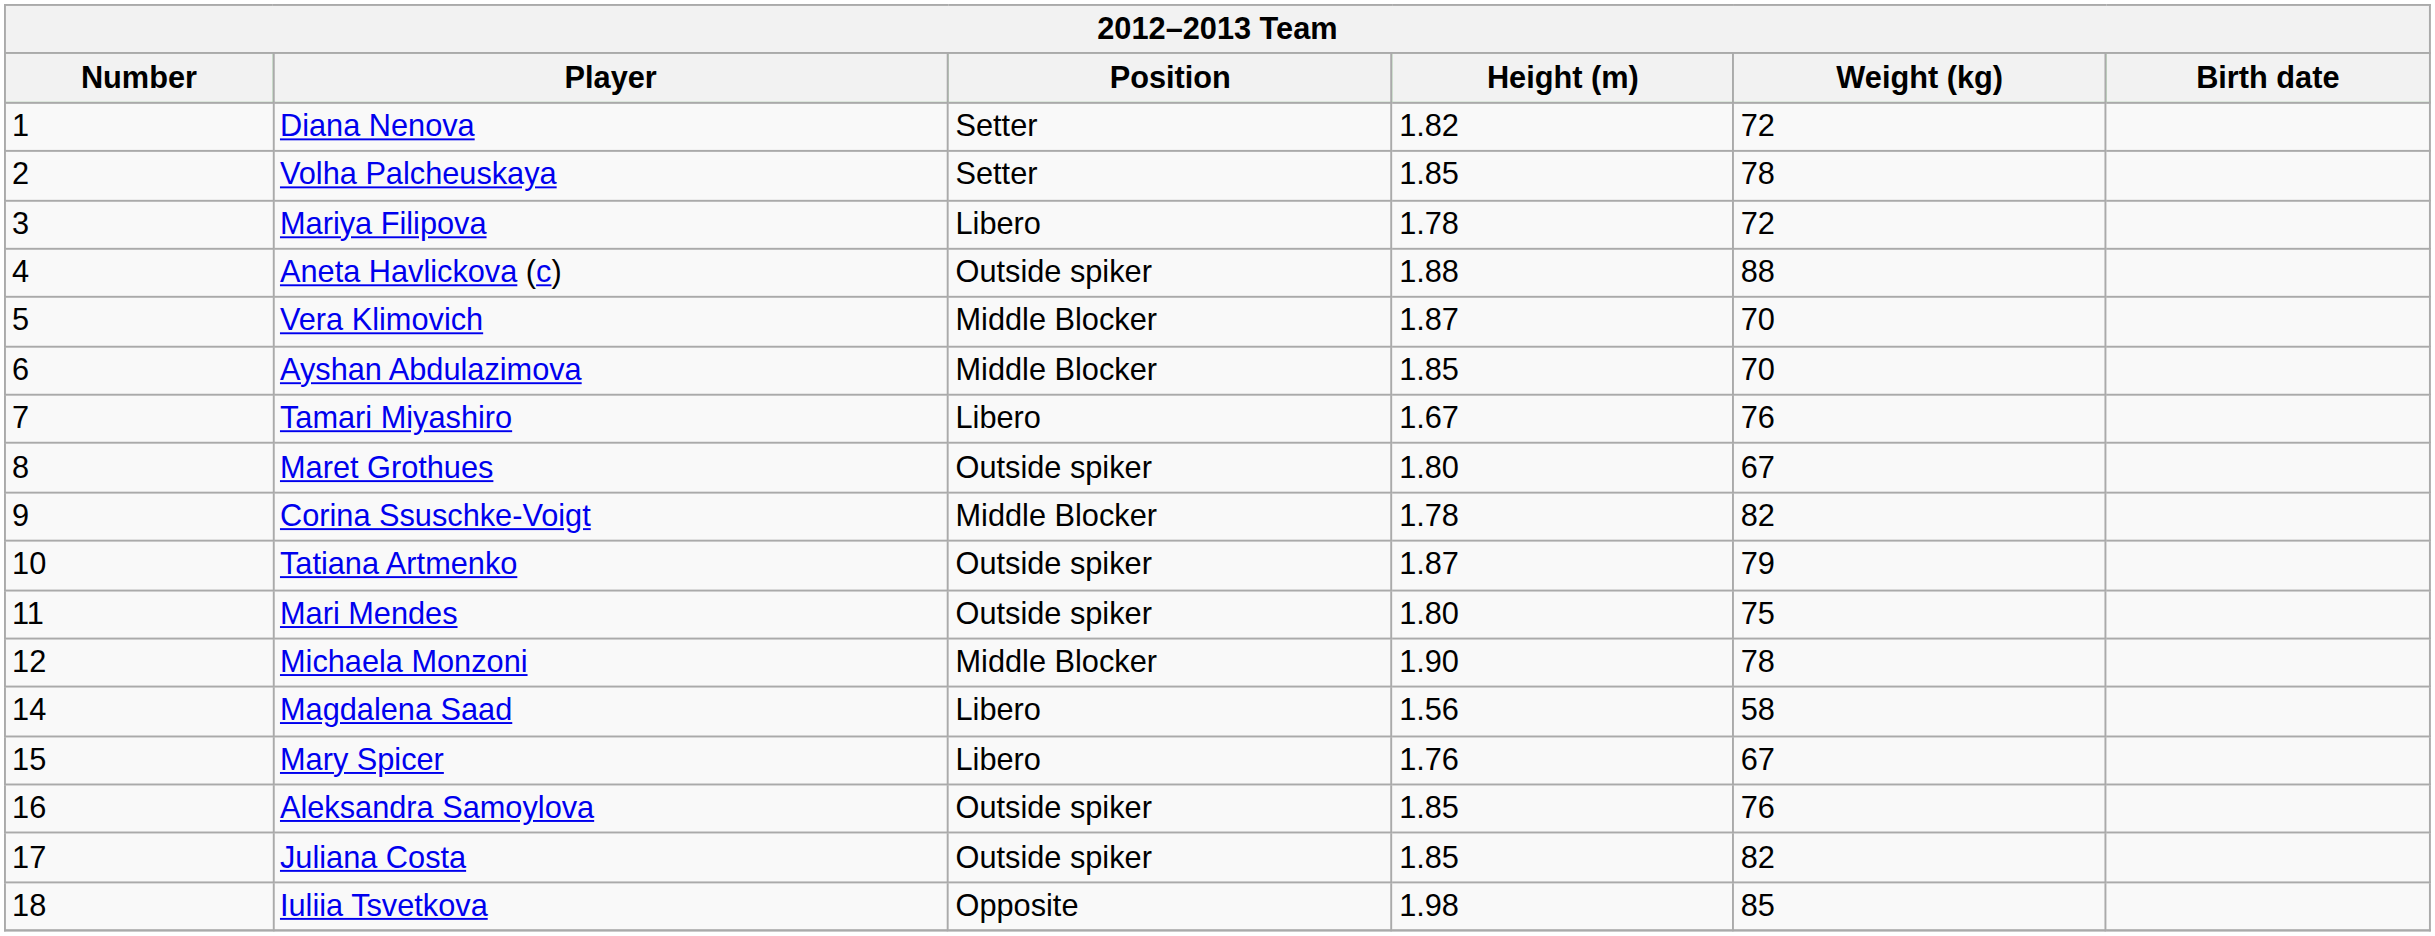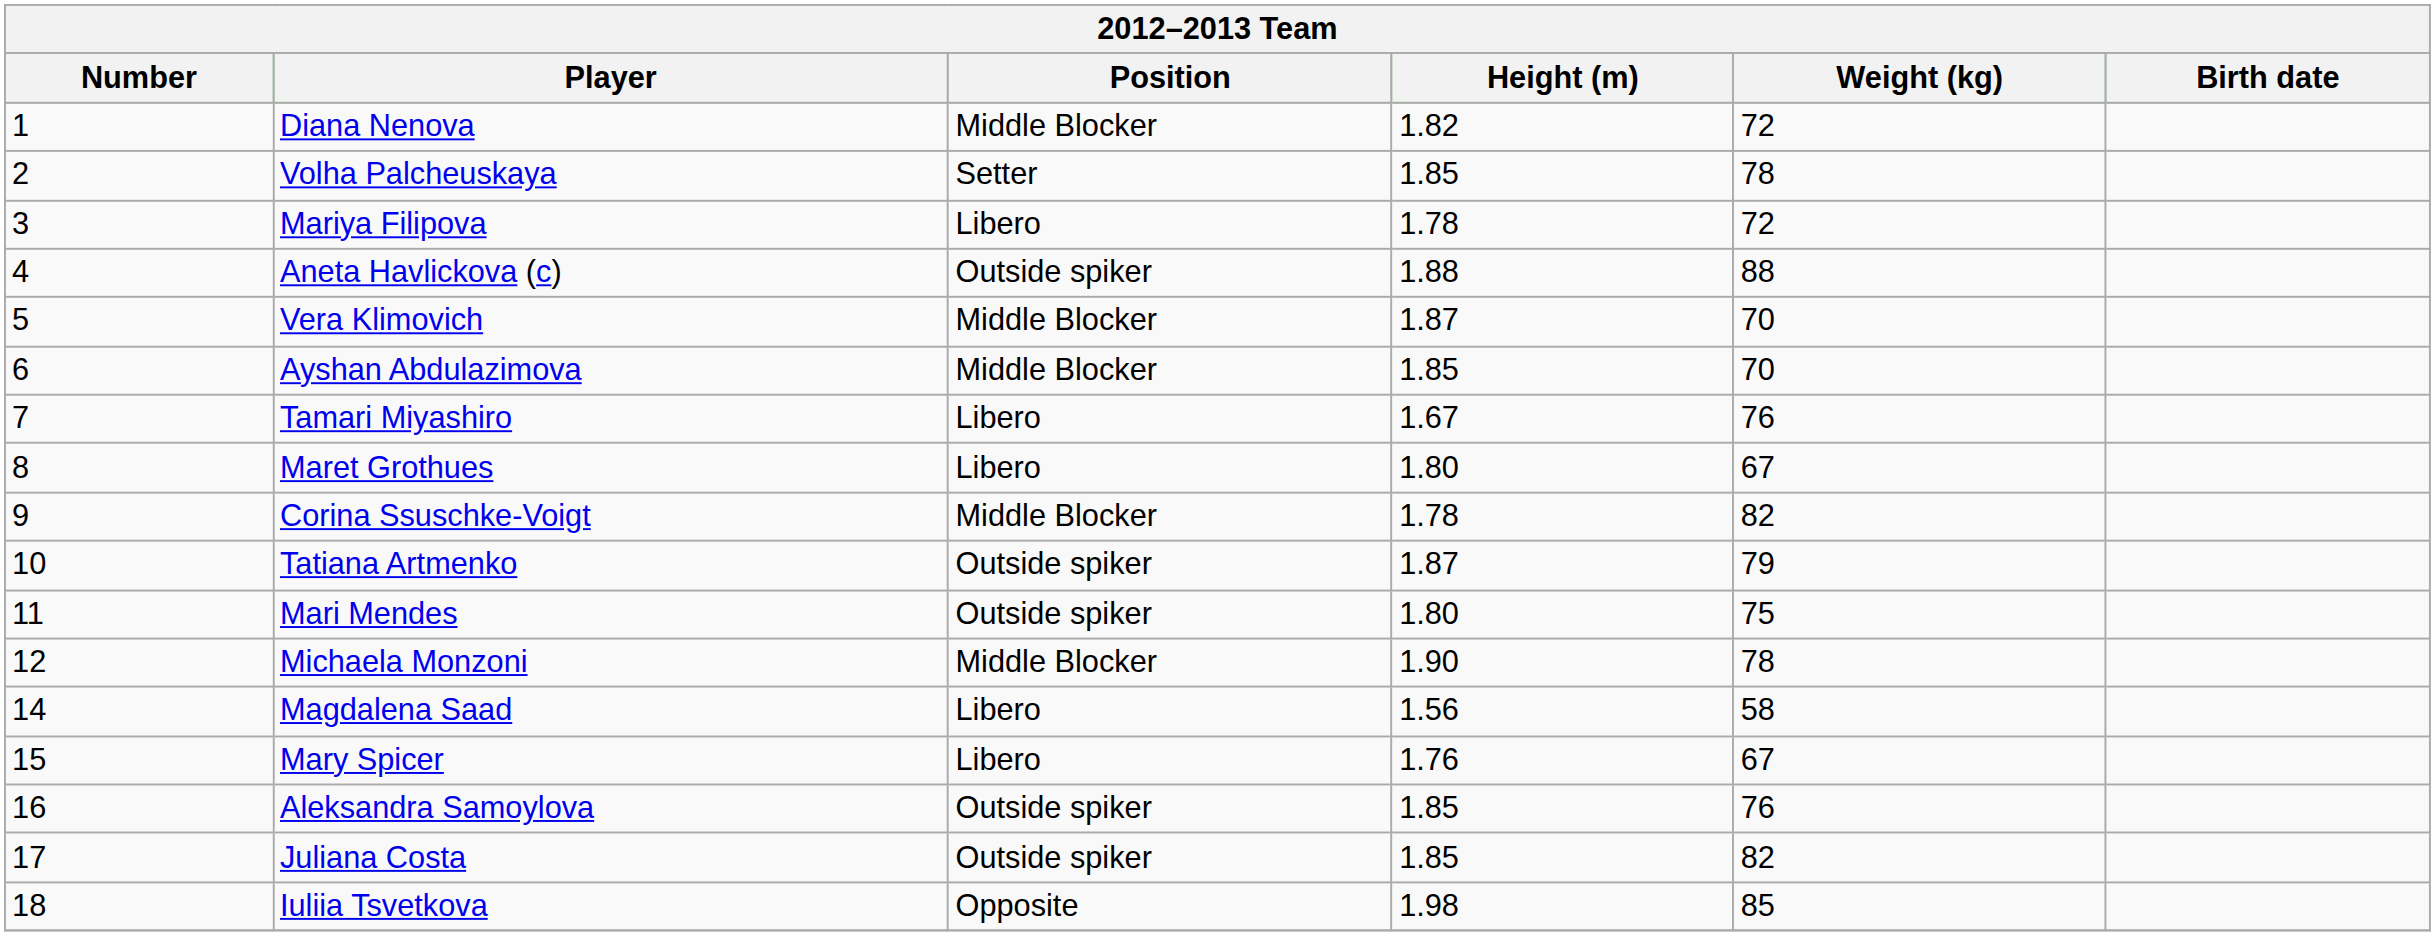(996, 126) Setter -> (1056, 126) Middle Blocker
(1054, 467) Outside spiker -> (998, 467) Libero
